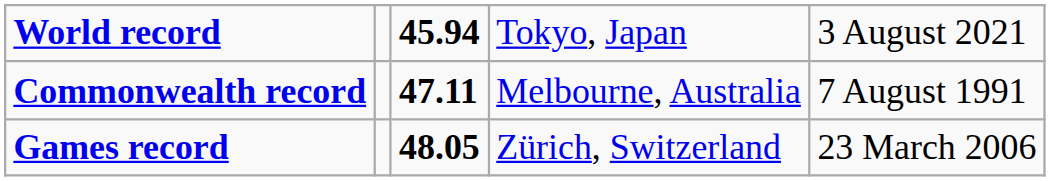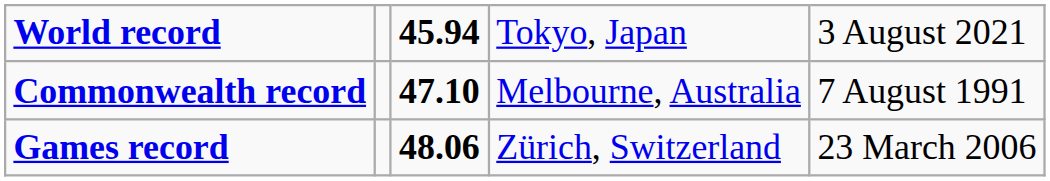(438, 89) 47.11 -> (439, 89) 47.10
(439, 146) 48.05 -> (439, 146) 48.06
